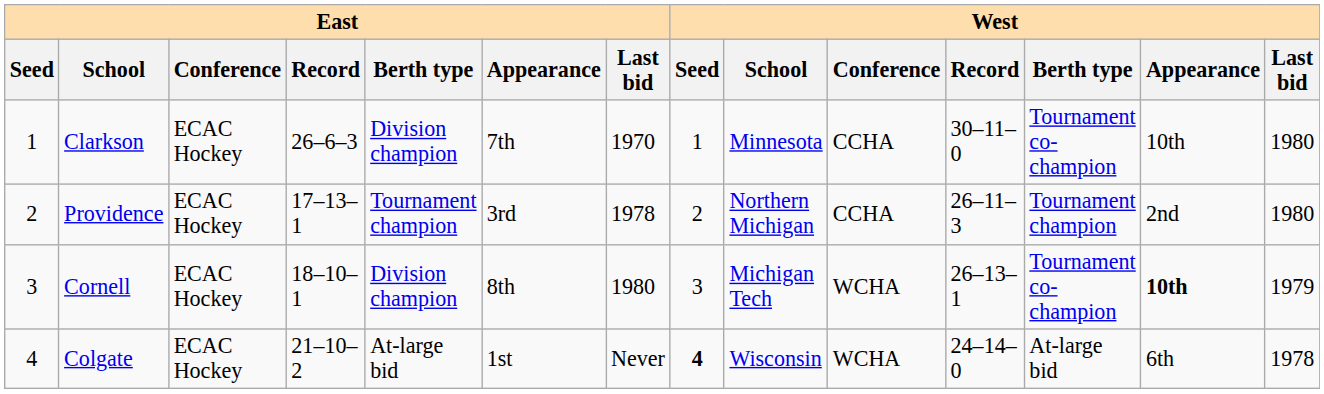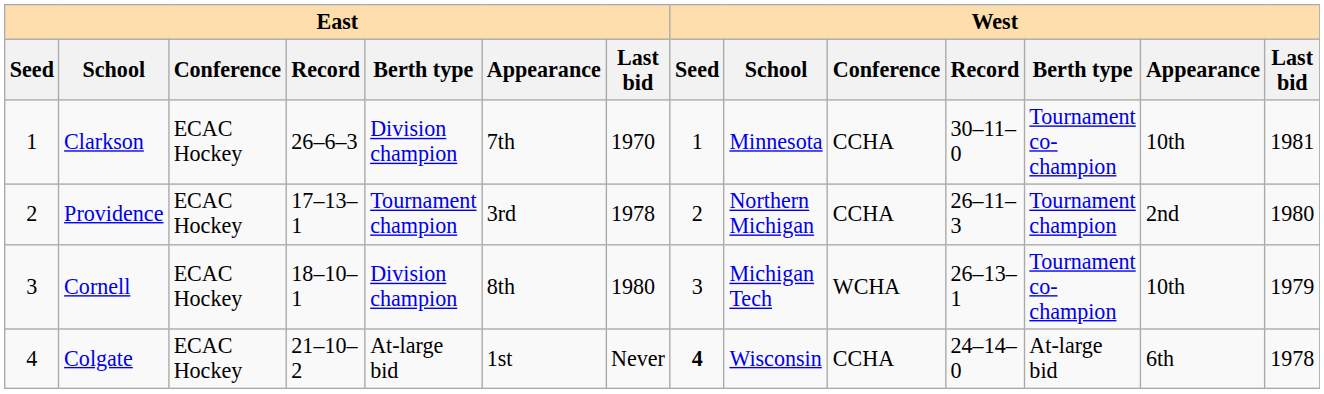(1292, 141) 1980 -> (1292, 141) 1981
(1167, 286) bold -> (1166, 286) normal
(867, 358) WCHA -> (863, 358) CCHA
